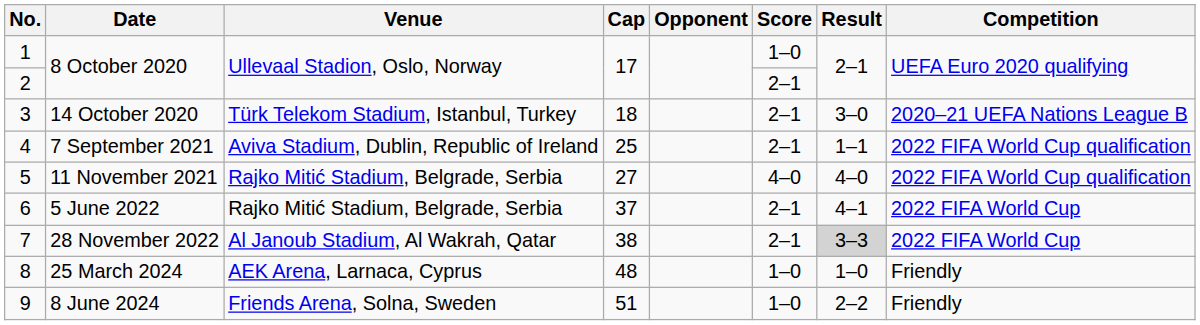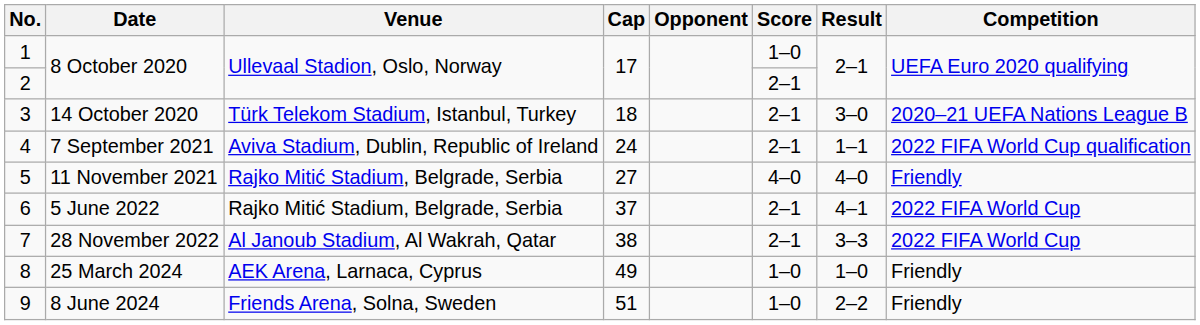(626, 146) 25 -> (626, 146) 24
(1041, 177) 2022 FIFA World Cup qualification -> (926, 177) Friendly
(852, 240) lightgrey background -> (852, 240) no background
(626, 271) 48 -> (626, 271) 49
